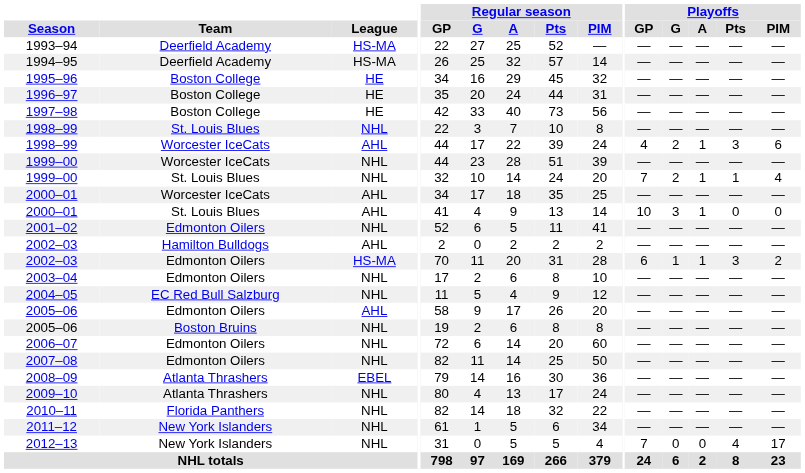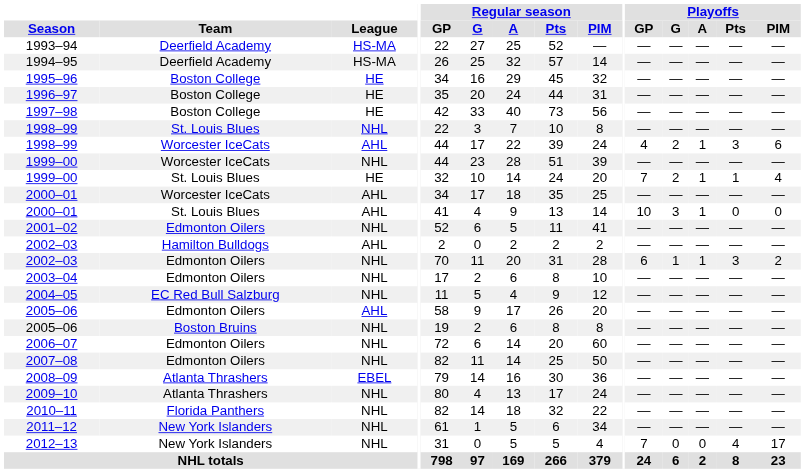(374, 178) NHL -> (374, 178) HE
(374, 261) HS-MA -> (374, 261) NHL
